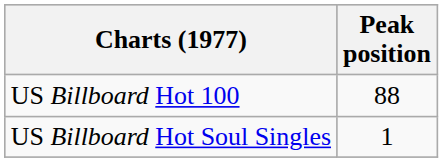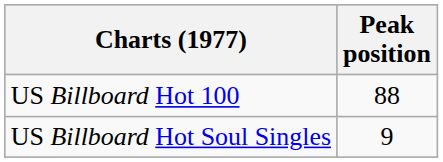(387, 136) 1 -> (387, 136) 9
